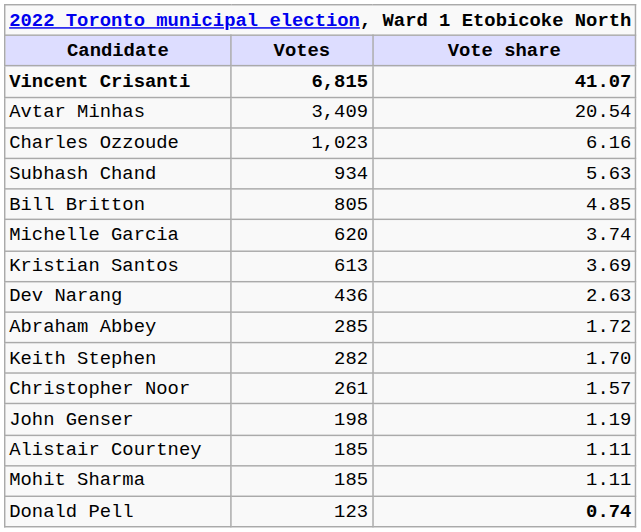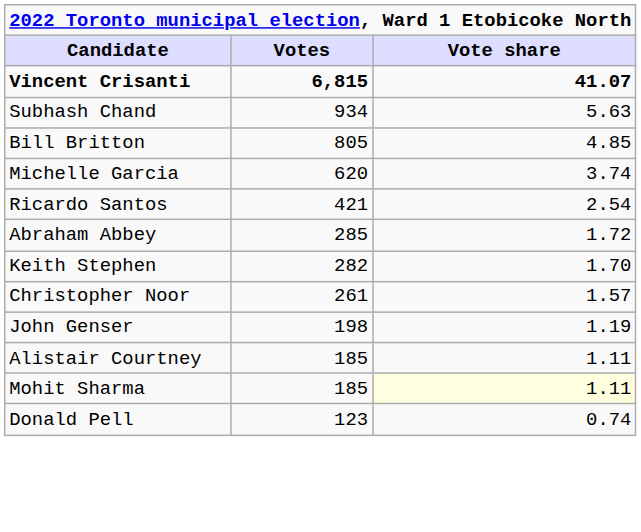- row: (77, 112)
- row: (94, 143)
- row: (94, 266)
- row: (66, 297)
+ row: (88, 204)
(609, 481) no background -> (609, 389) lightyellow background
(609, 512) bold -> (609, 419) normal
